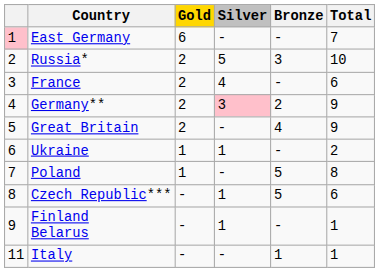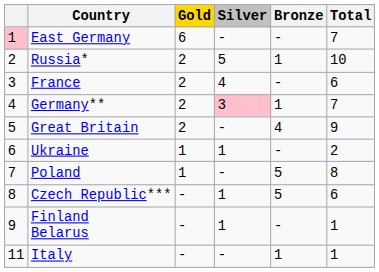(278, 61) 3 -> (278, 61) 1
(278, 106) 2 -> (278, 106) 1
(334, 106) 9 -> (334, 106) 7
